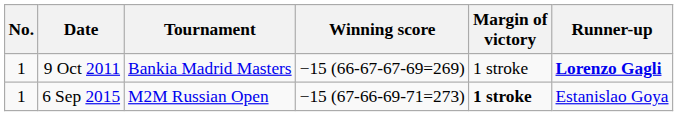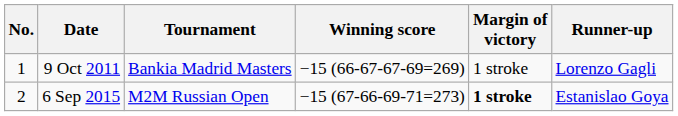(608, 68) bold -> (606, 68) normal
(21, 96) 1 -> (21, 96) 2
